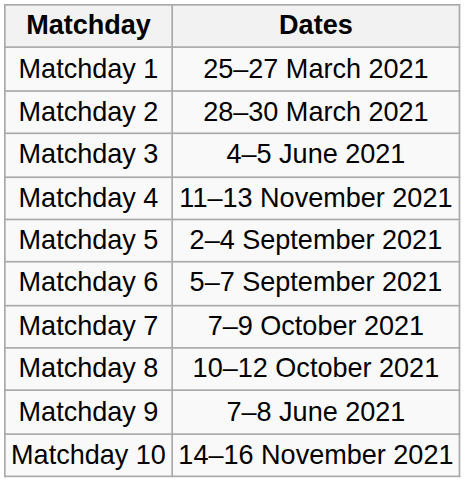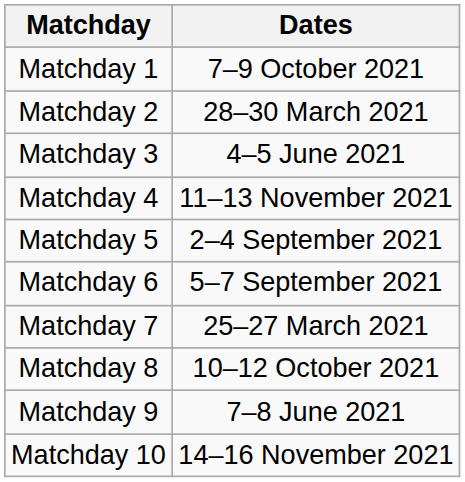(316, 68) 25–27 March 2021 -> (316, 68) 7–9 October 2021
(316, 326) 7–9 October 2021 -> (316, 326) 25–27 March 2021
